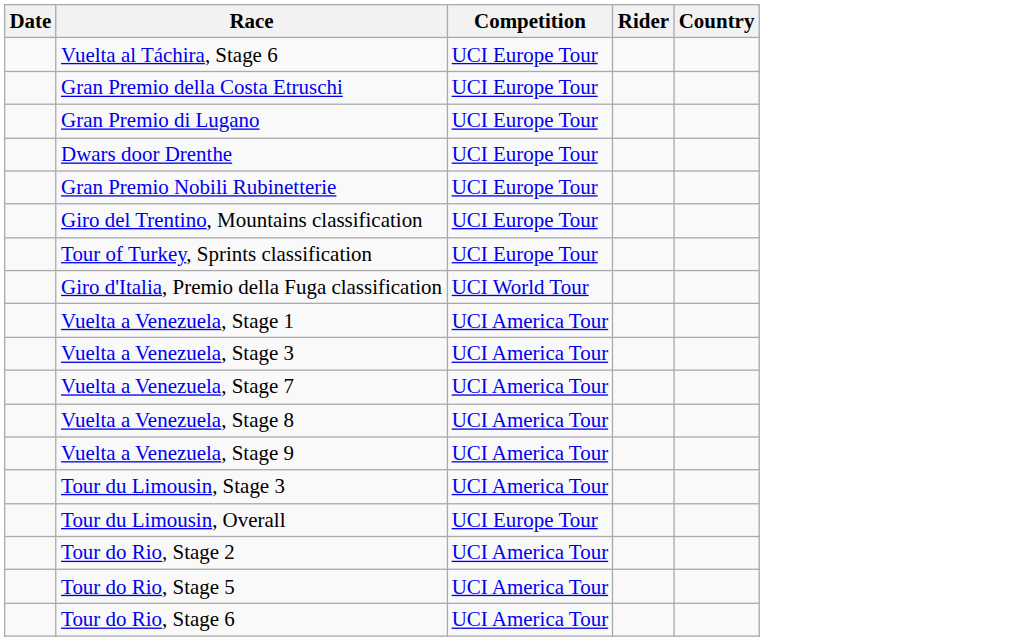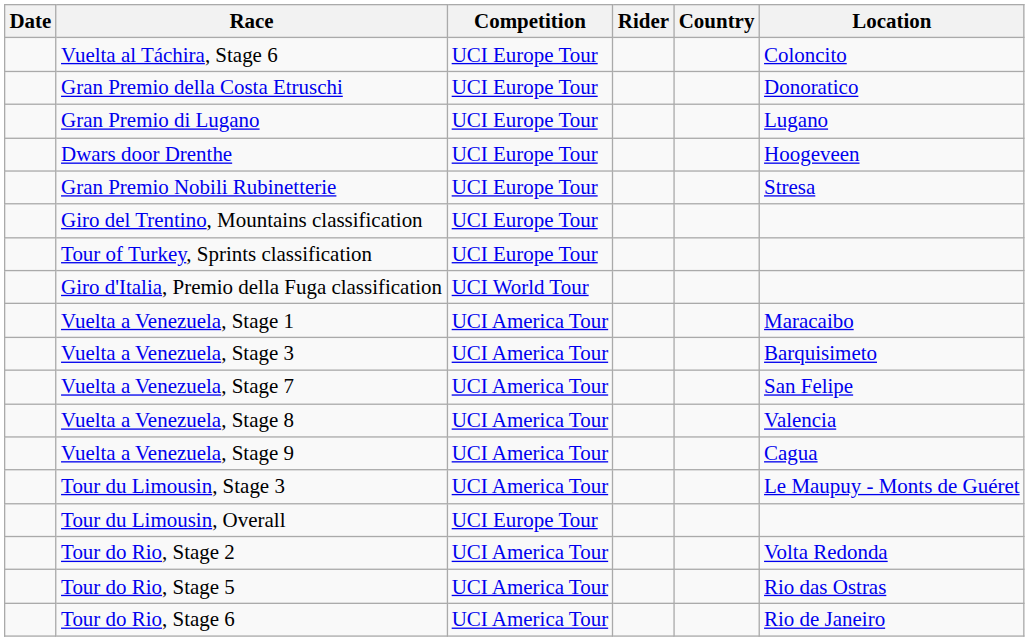+ column: (892, 21)
